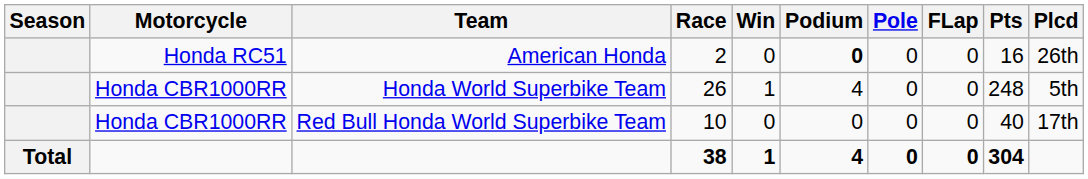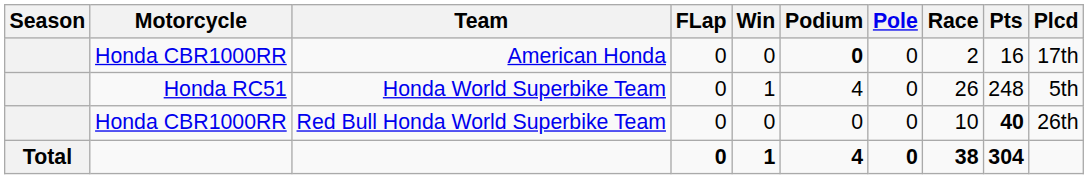columns swapped: (701, 21) <-> (953, 21)
(225, 55) Honda RC51 -> (191, 55) Honda CBR1000RR
(1058, 55) 26th -> (1058, 55) 17th
(191, 88) Honda CBR1000RR -> (225, 88) Honda RC51
(1012, 122) normal -> (1012, 122) bold
(1058, 122) 17th -> (1058, 122) 26th
